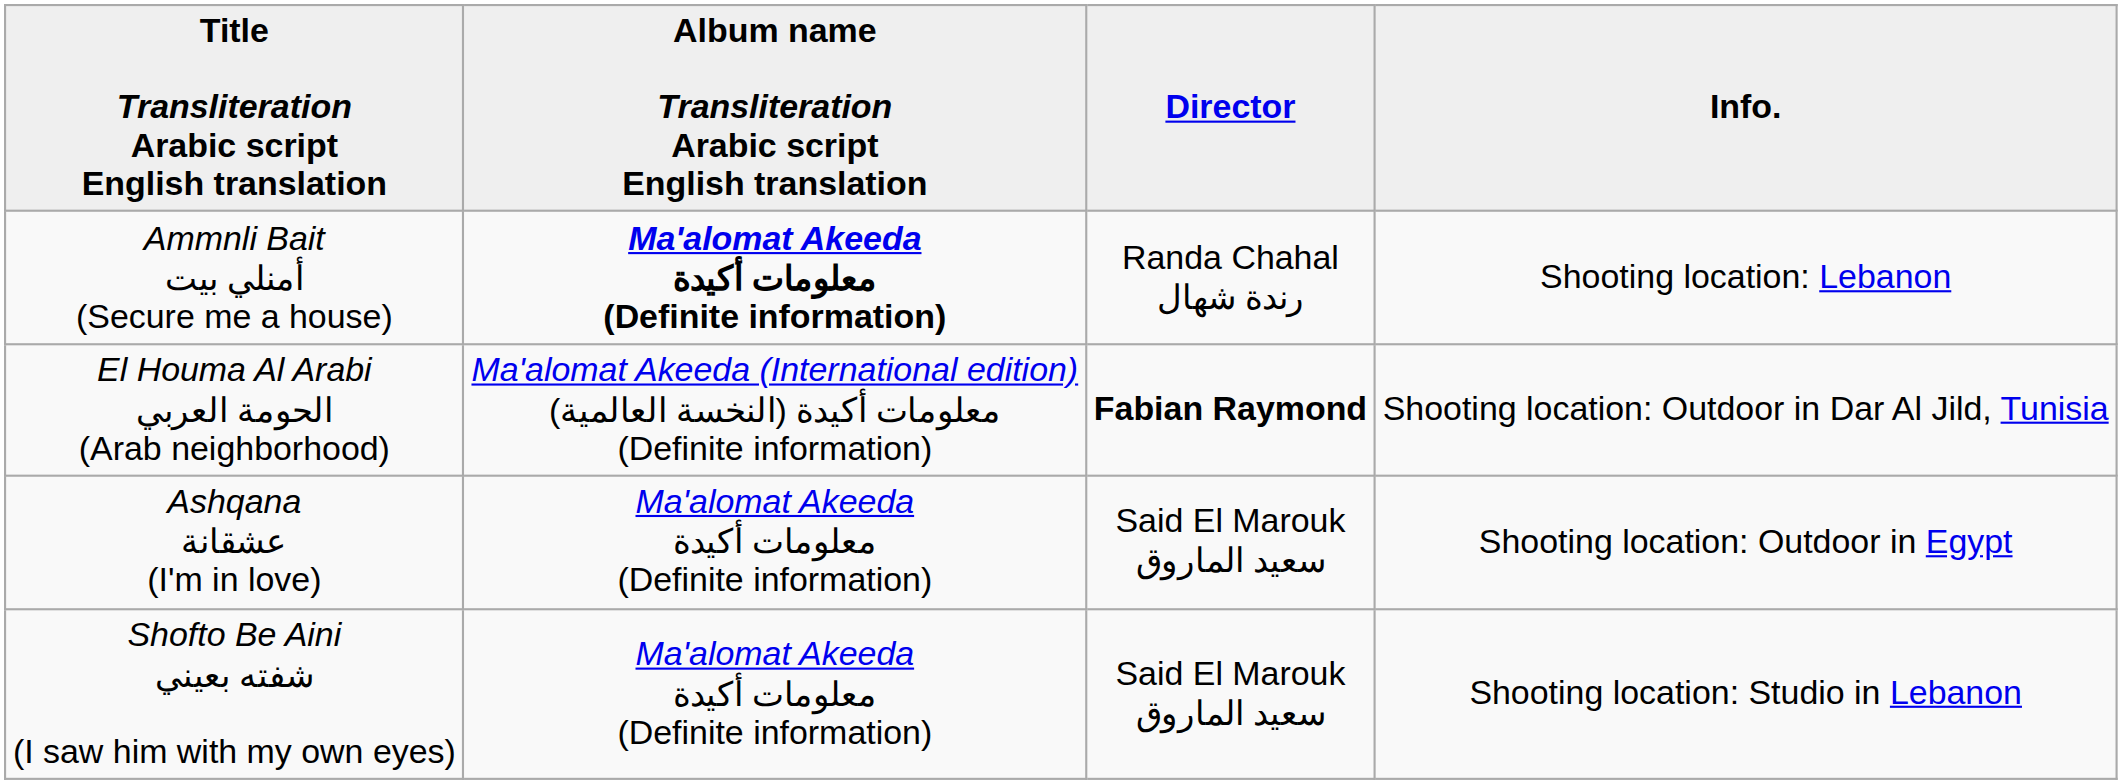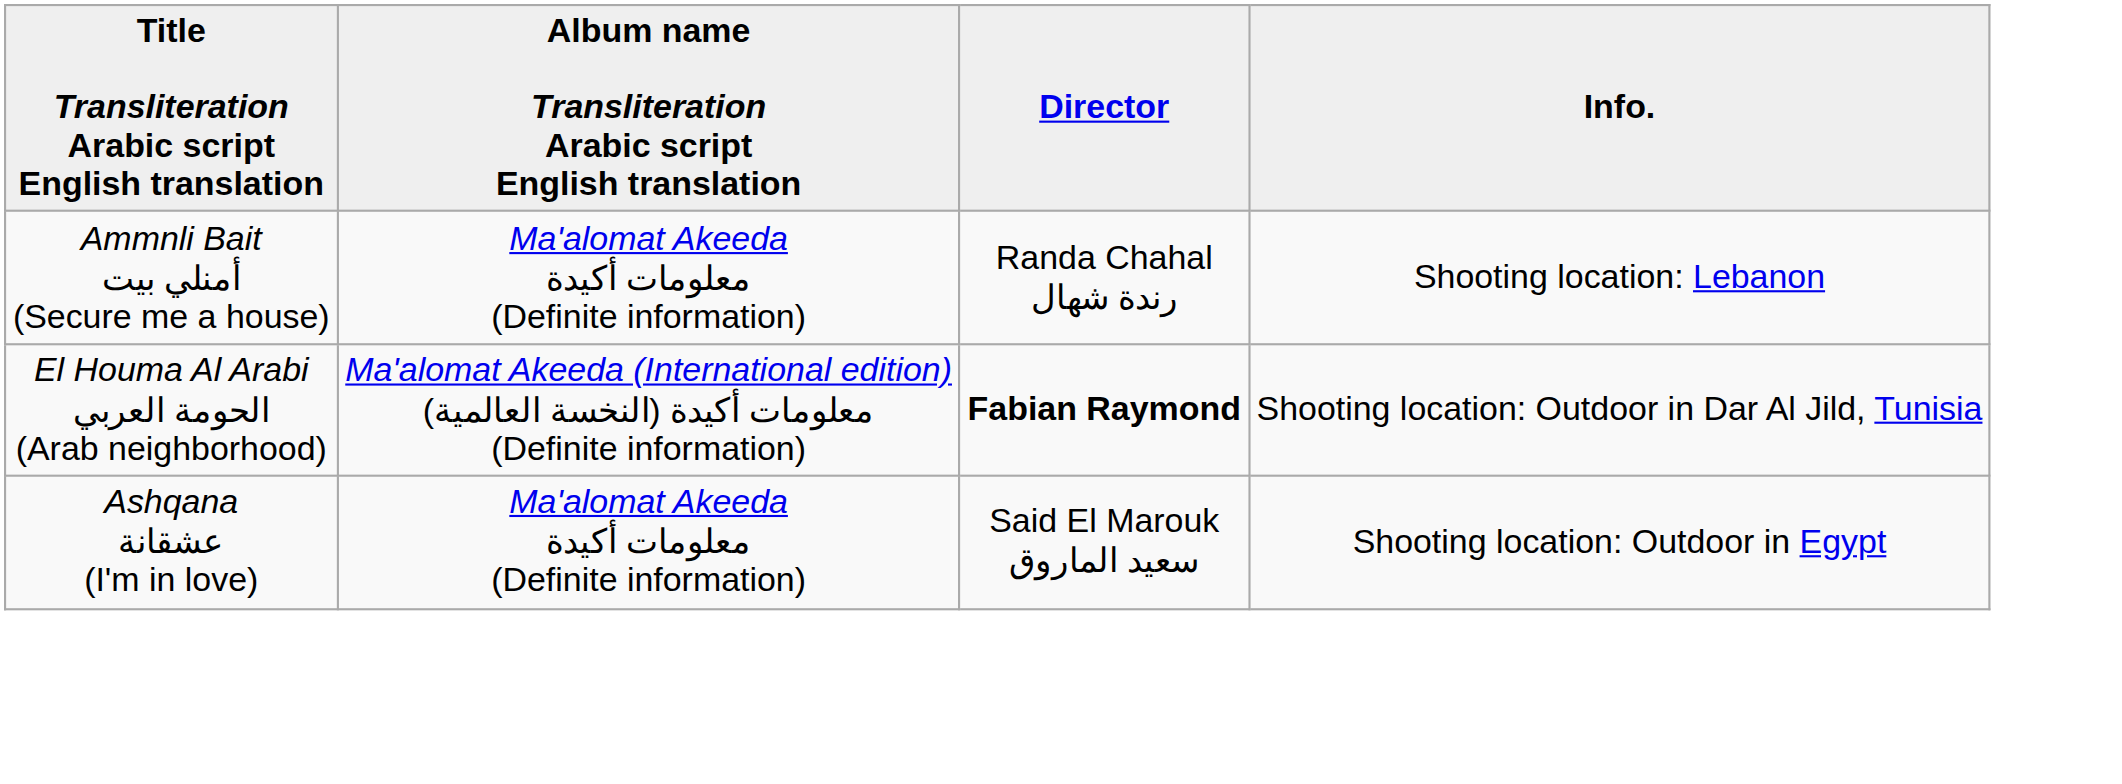(775, 277) bold -> (649, 277) normal
- row: (234, 692)
